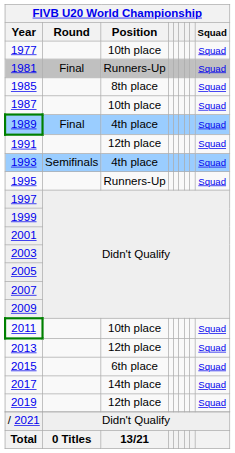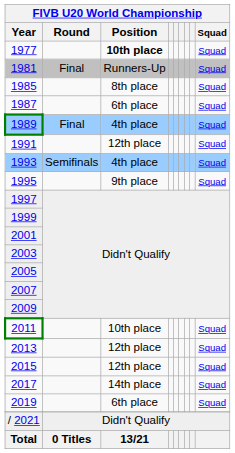(135, 50) normal -> (135, 50) bold
(135, 105) 10th place -> (135, 105) 6th place
(135, 180) Runners-Up -> (135, 180) 9th place
(135, 366) 6th place -> (135, 366) 12th place
(135, 403) 12th place -> (135, 403) 6th place
